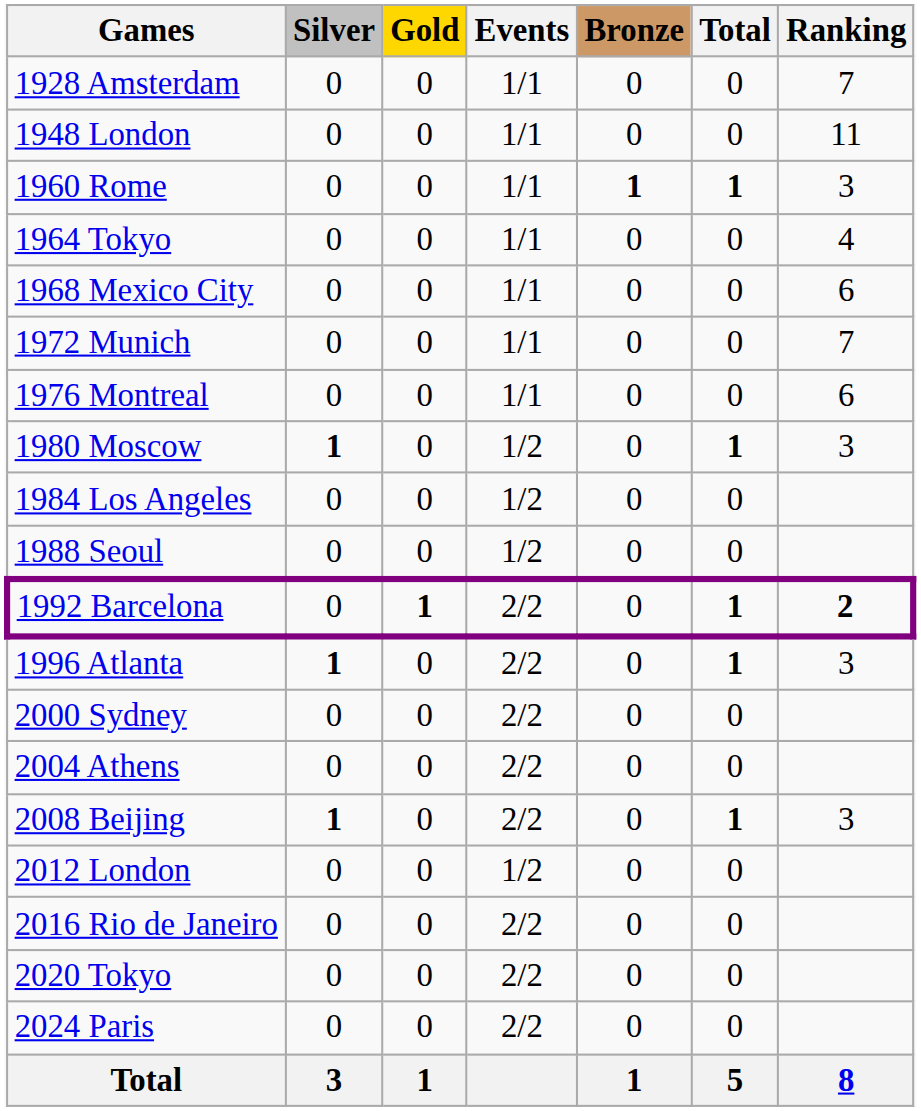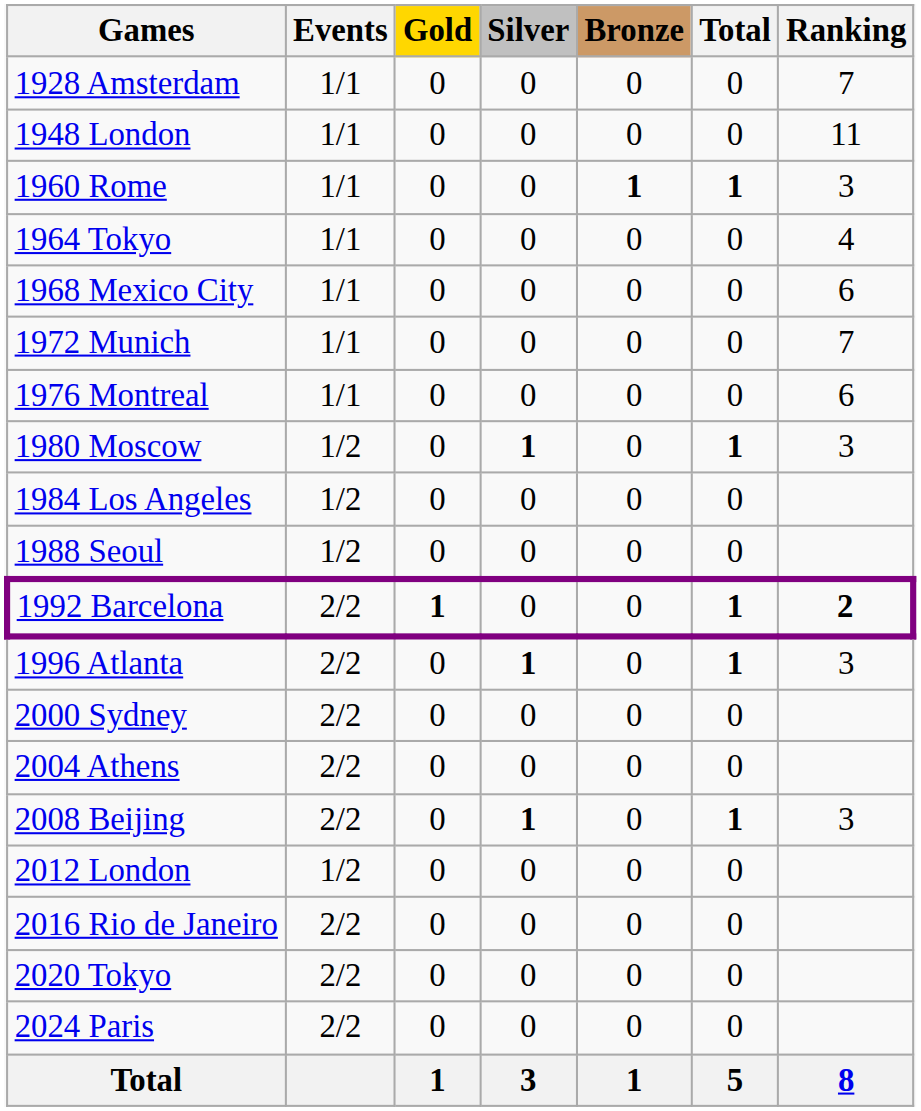columns swapped: (522, 30) <-> (334, 30)
